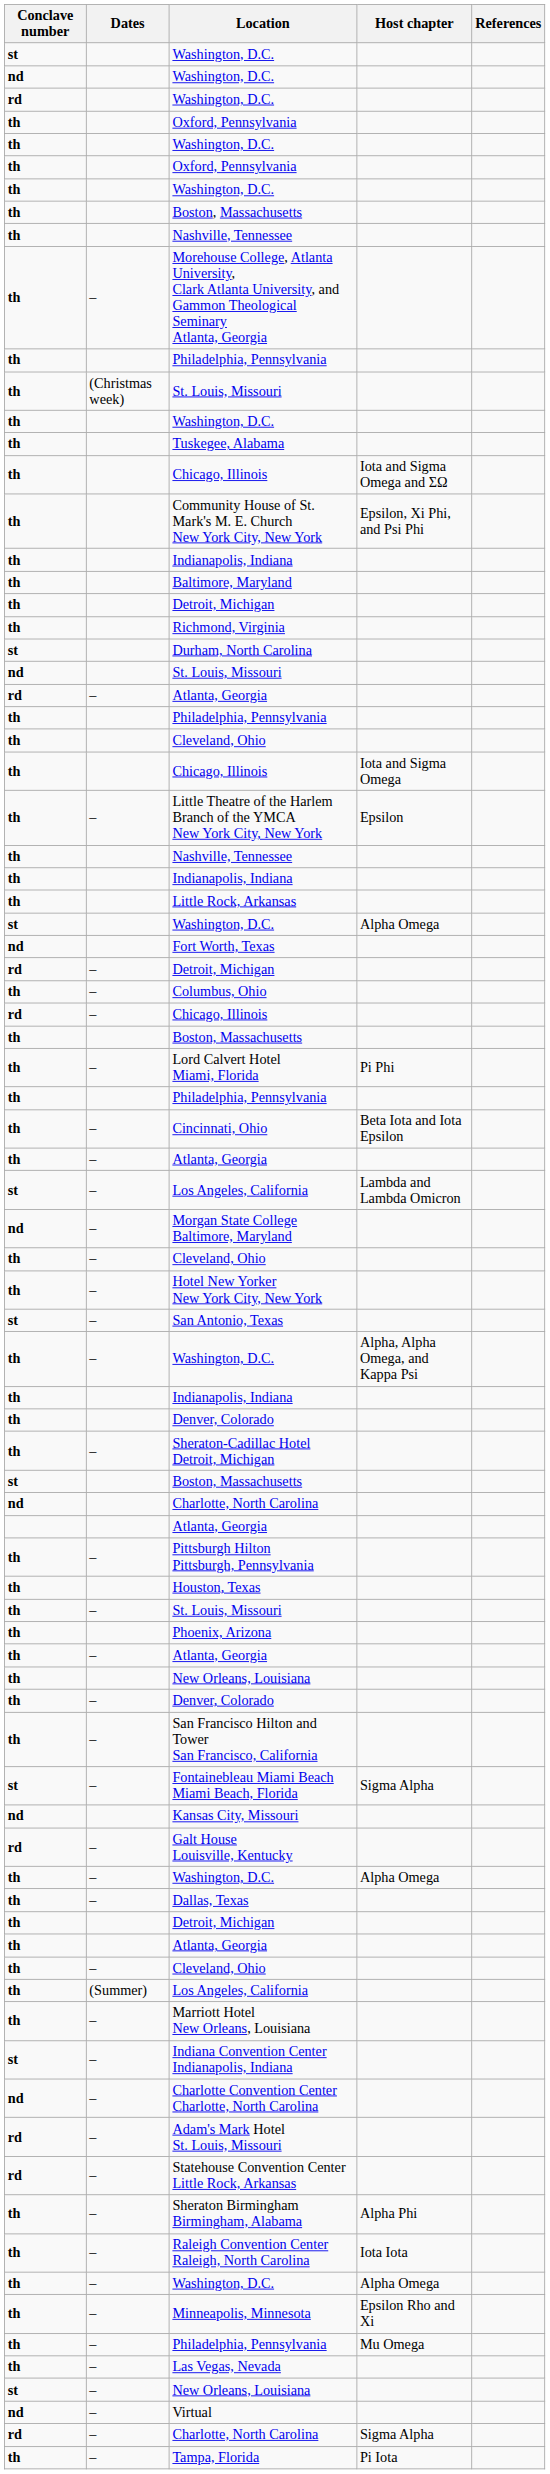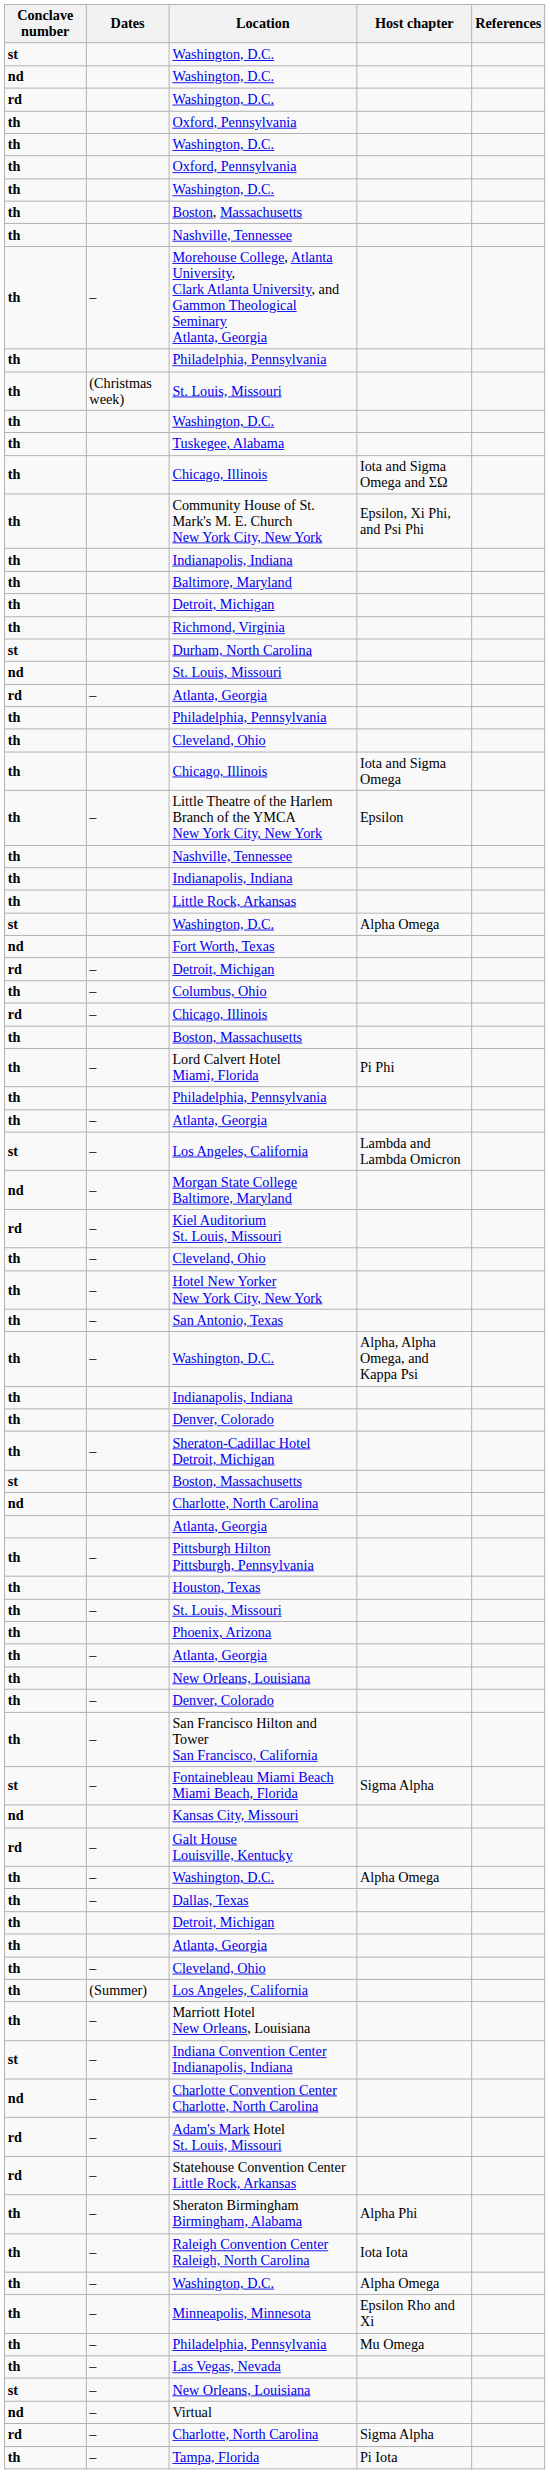- row: (93, 1128)
+ row: (93, 1228)
(13, 1320) st -> (14, 1320) th
